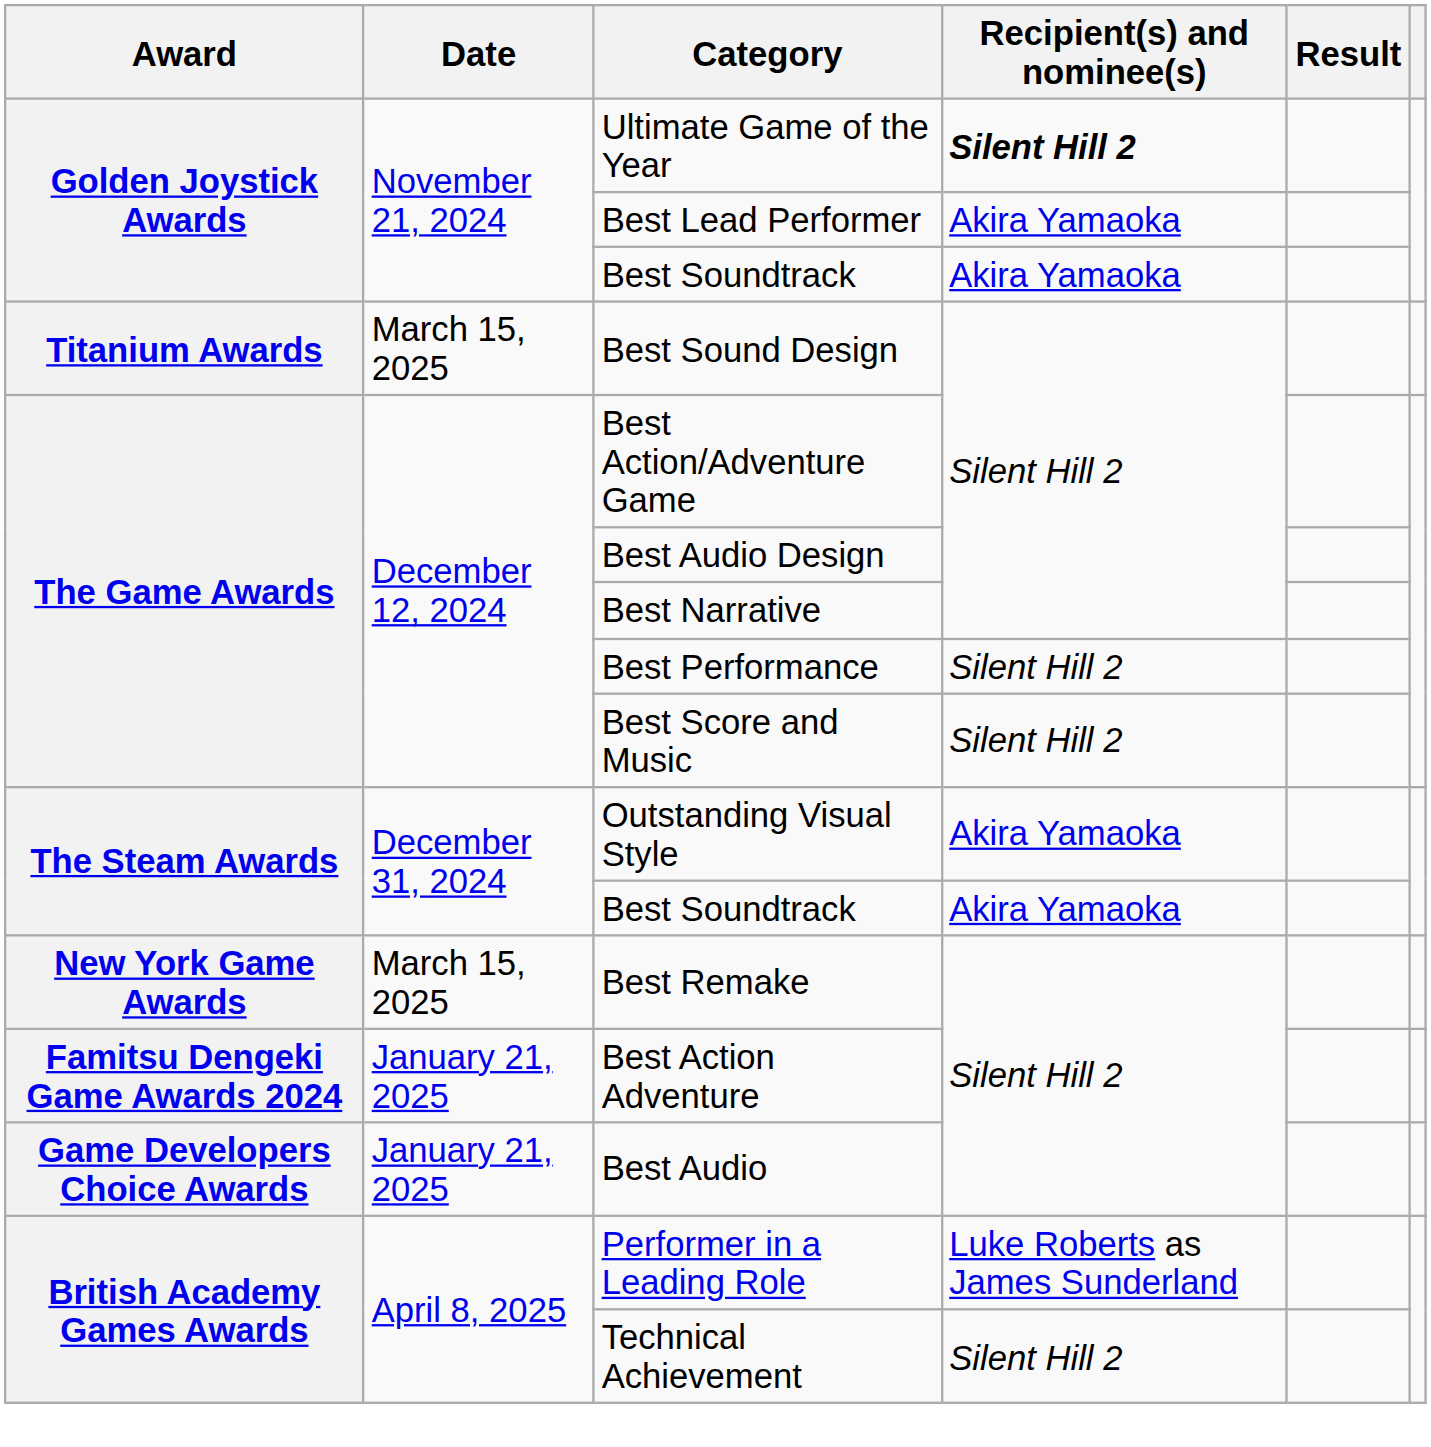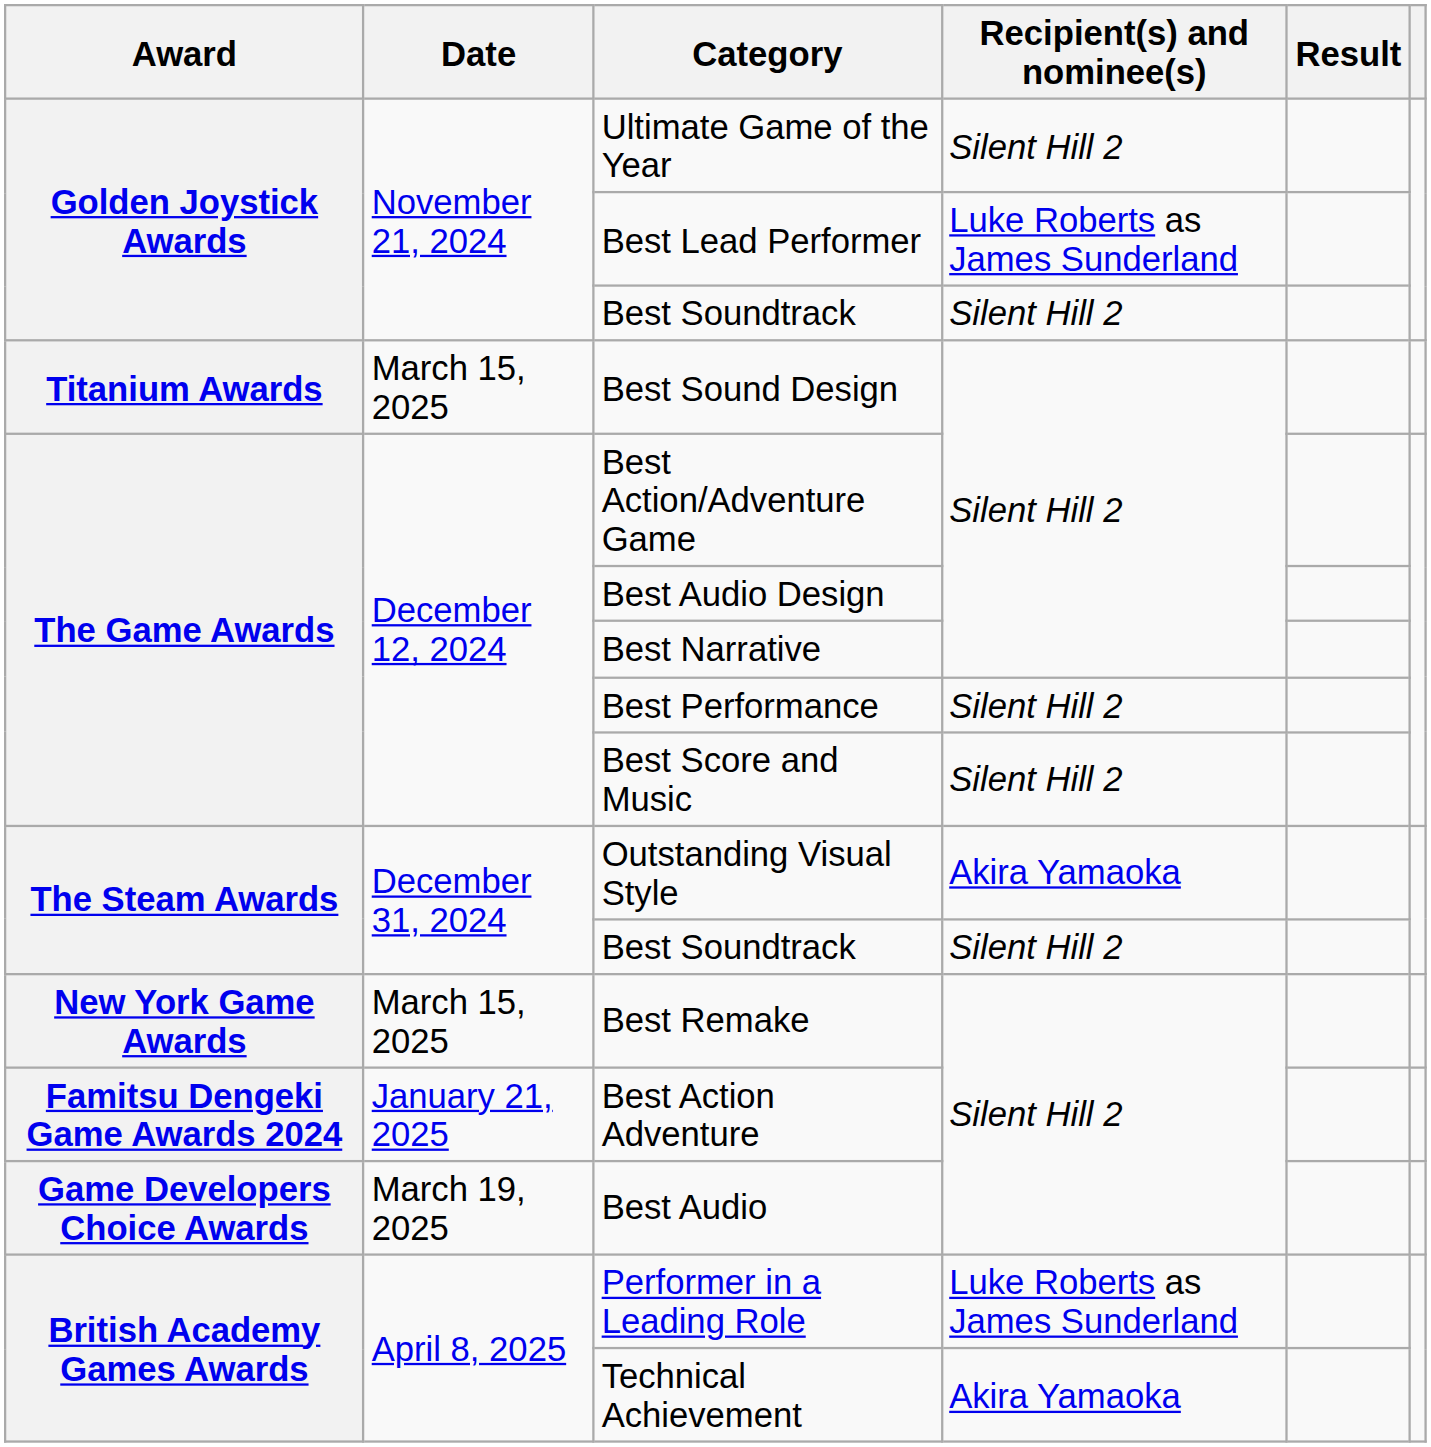(1043, 146) bold -> (1036, 146) normal
(1065, 220) Akira Yamaoka -> (1094, 239) Luke Roberts as James Sunderland
(1065, 275) Akira Yamaoka -> (1036, 314) Silent Hill 2
(1065, 908) Akira Yamaoka -> (1036, 946) Silent Hill 2
(462, 1169) January 21, 2025 -> (449, 1208) March 19, 2025
(1036, 1356) Silent Hill 2 -> (1065, 1395) Akira Yamaoka
